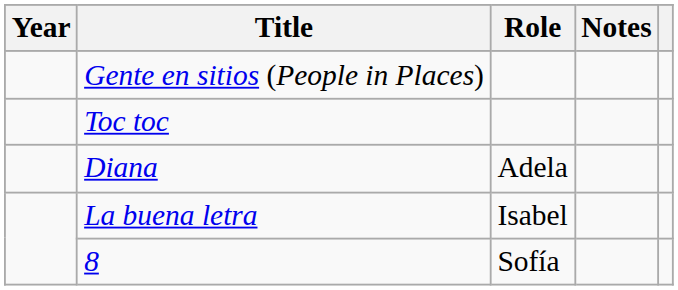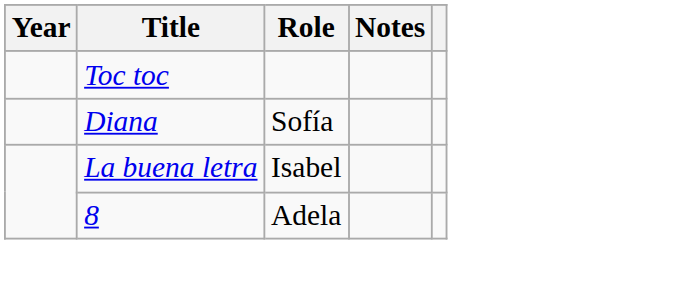- row: (284, 74)
(533, 167) Adela -> (302, 121) Sofía
(529, 261) Sofía -> (306, 214) Adela
